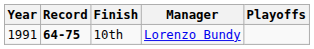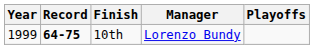(22, 35) 1991 -> (22, 35) 1999
